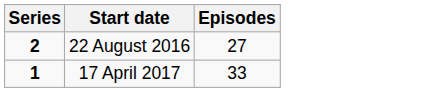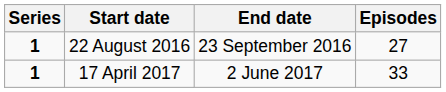+ column: (275, 18)
(35, 45) 2 -> (35, 45) 1
